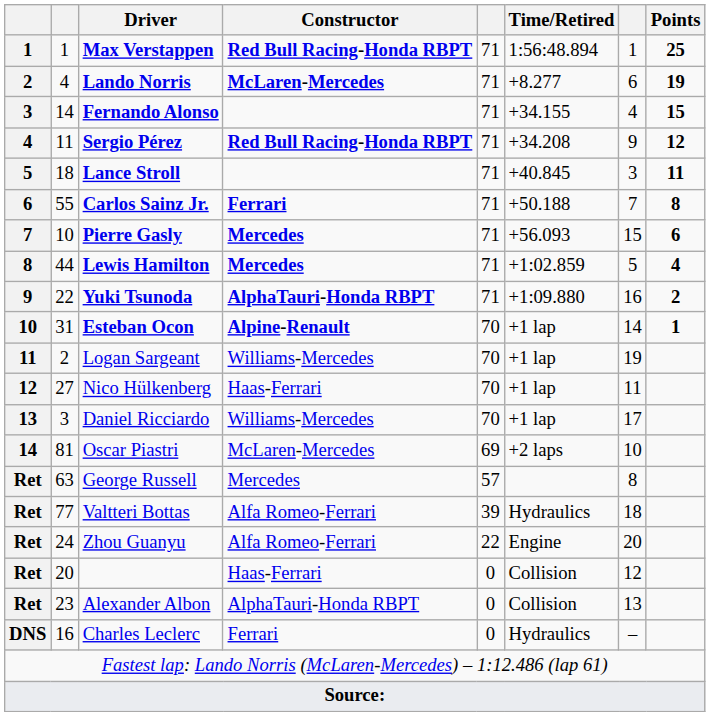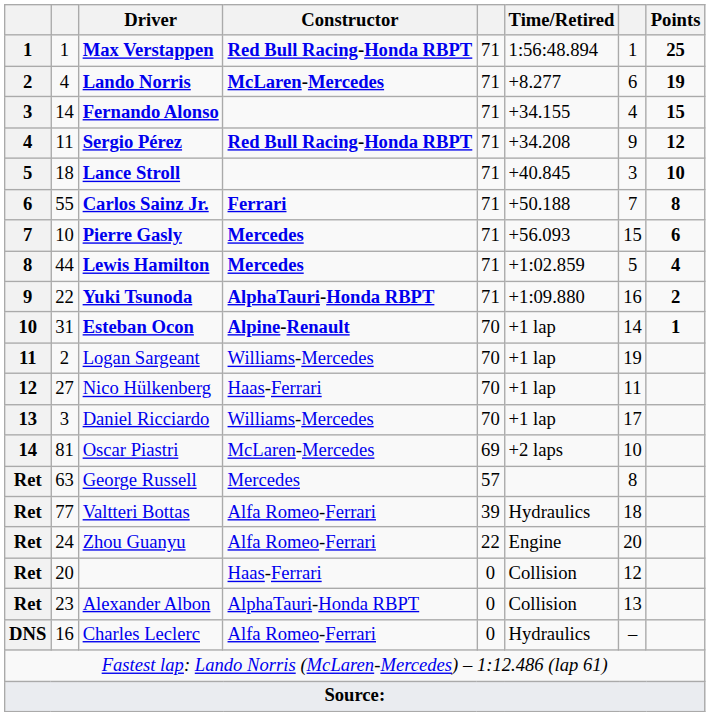(676, 173) 11 -> (676, 173) 10
(253, 634) Ferrari -> (302, 634) Alfa Romeo-Ferrari
